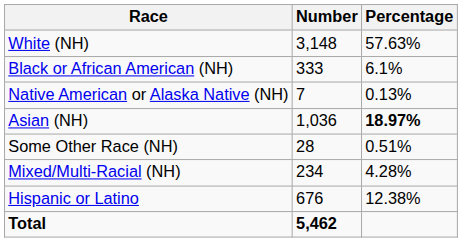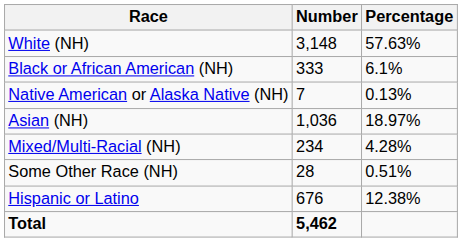(393, 120) bold -> (393, 120) normal
rows swapped: (93, 146) <-> (94, 172)
